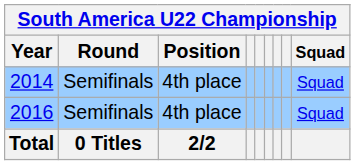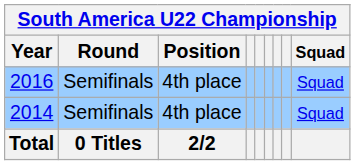rows swapped: (32, 81) <-> (32, 112)
